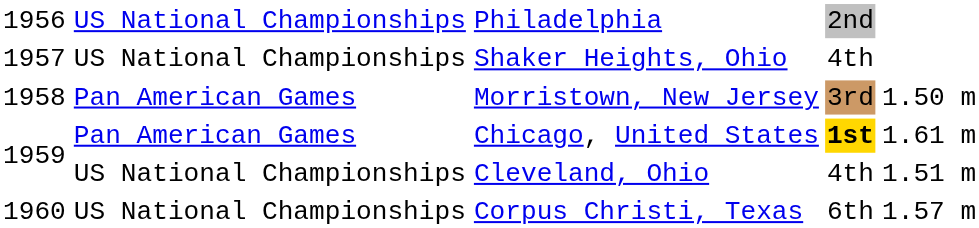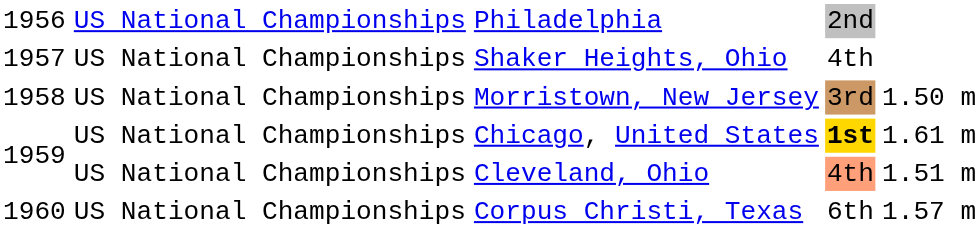(215, 97) Pan American Games -> (270, 97) US National Championships
(215, 136) Pan American Games -> (270, 136) US National Championships
(850, 174) no background -> (850, 174) lightsalmon background
